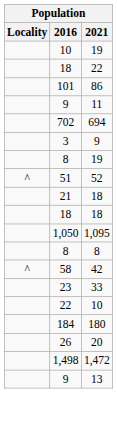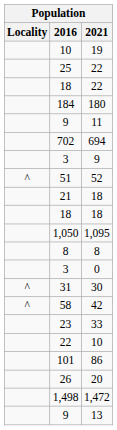+ row: (66, 68)
rows swapped: (66, 324) <-> (66, 86)
- row: (66, 159)
+ row: (66, 269)
+ row: (66, 287)
